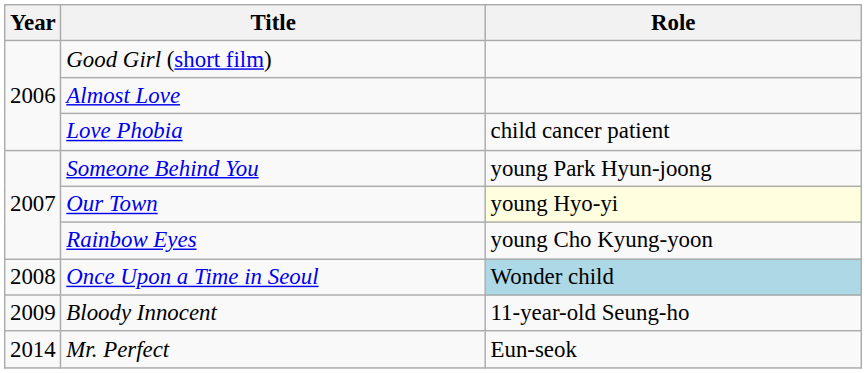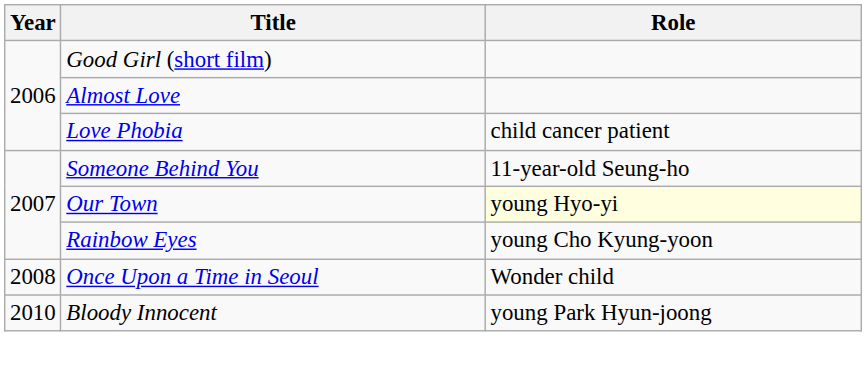(601, 167) young Park Hyun-joong -> (590, 167) 11-year-old Seung-ho
(552, 276) lightblue background -> (552, 276) no background
(33, 312) 2009 -> (33, 312) 2010
(590, 312) 11-year-old Seung-ho -> (601, 312) young Park Hyun-joong
- row: (118, 349)
